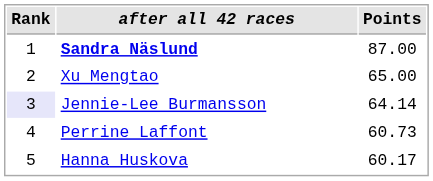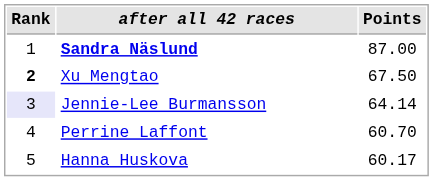(31, 77) normal -> (31, 77) bold
(392, 77) 65.00 -> (392, 77) 67.50
(392, 132) 60.73 -> (392, 132) 60.70
